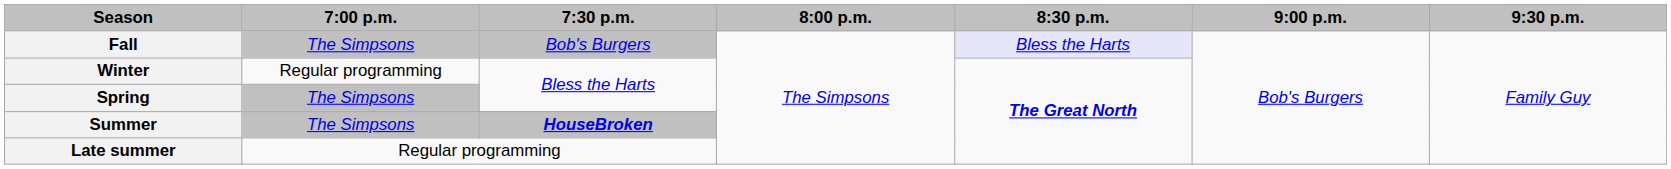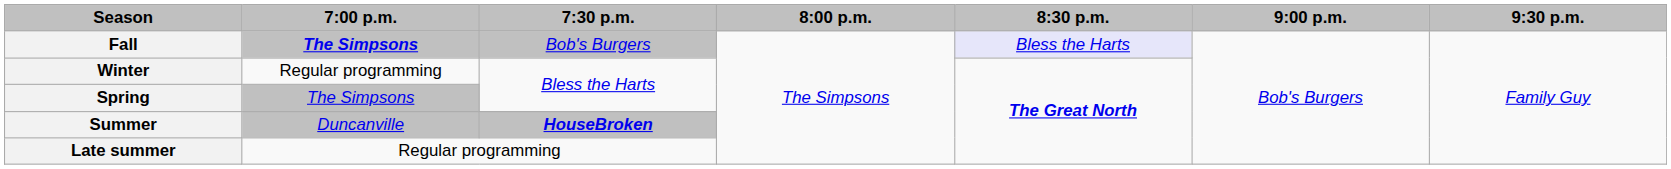(361, 44) normal -> (361, 44) bold
(361, 124) The Simpsons -> (361, 124) Duncanville
